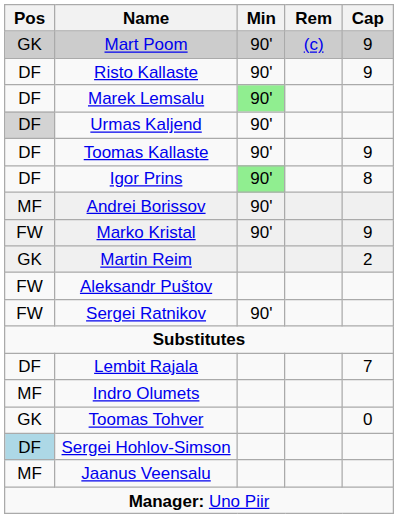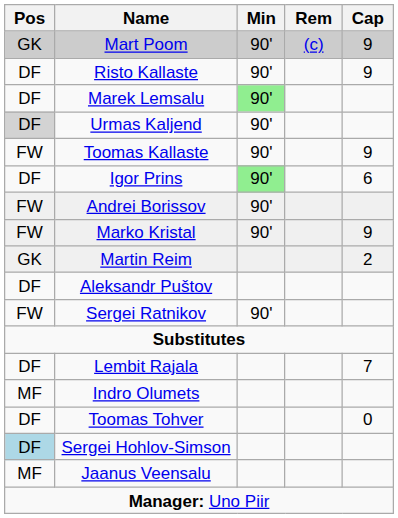(30, 152) DF -> (30, 152) FW
(368, 178) 8 -> (368, 178) 6
(30, 205) MF -> (30, 205) FW
(30, 286) FW -> (30, 286) DF
(30, 420) GK -> (30, 420) DF
